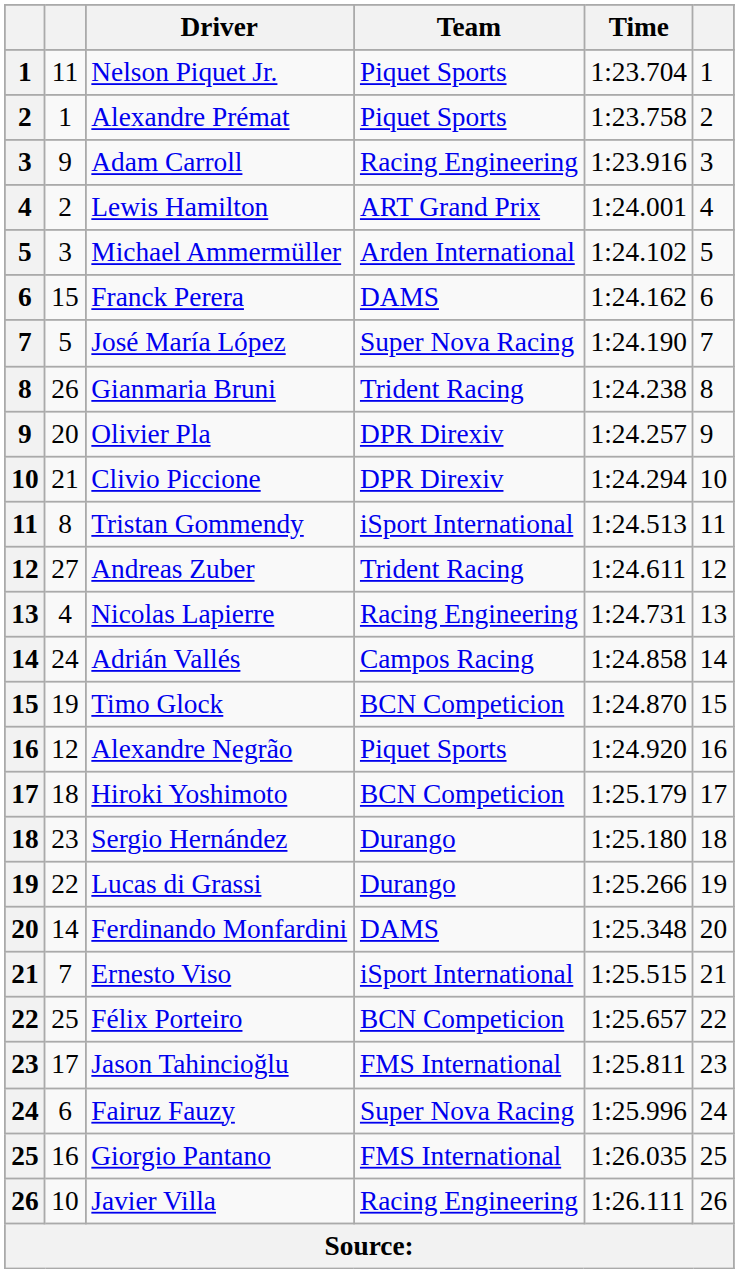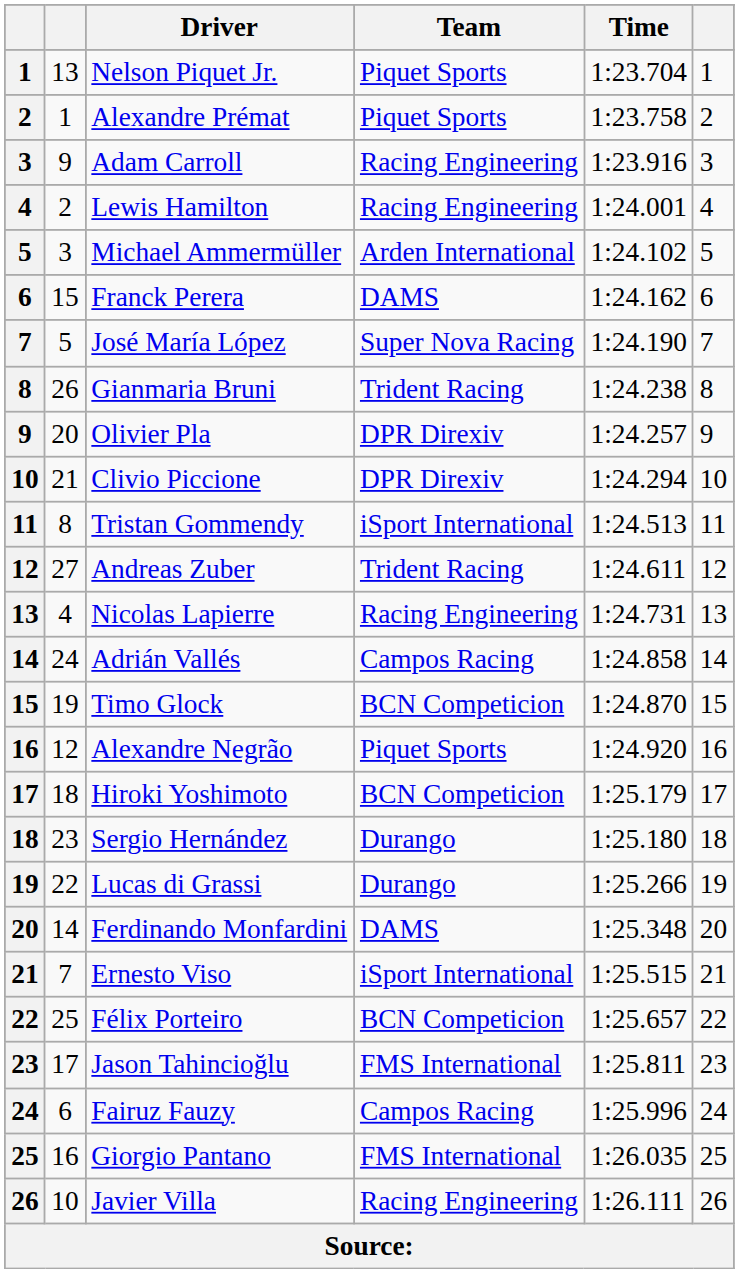(65, 72) 11 -> (65, 72) 13
(450, 207) ART Grand Prix -> (469, 207) Racing Engineering
(467, 1109) Super Nova Racing -> (447, 1109) Campos Racing
